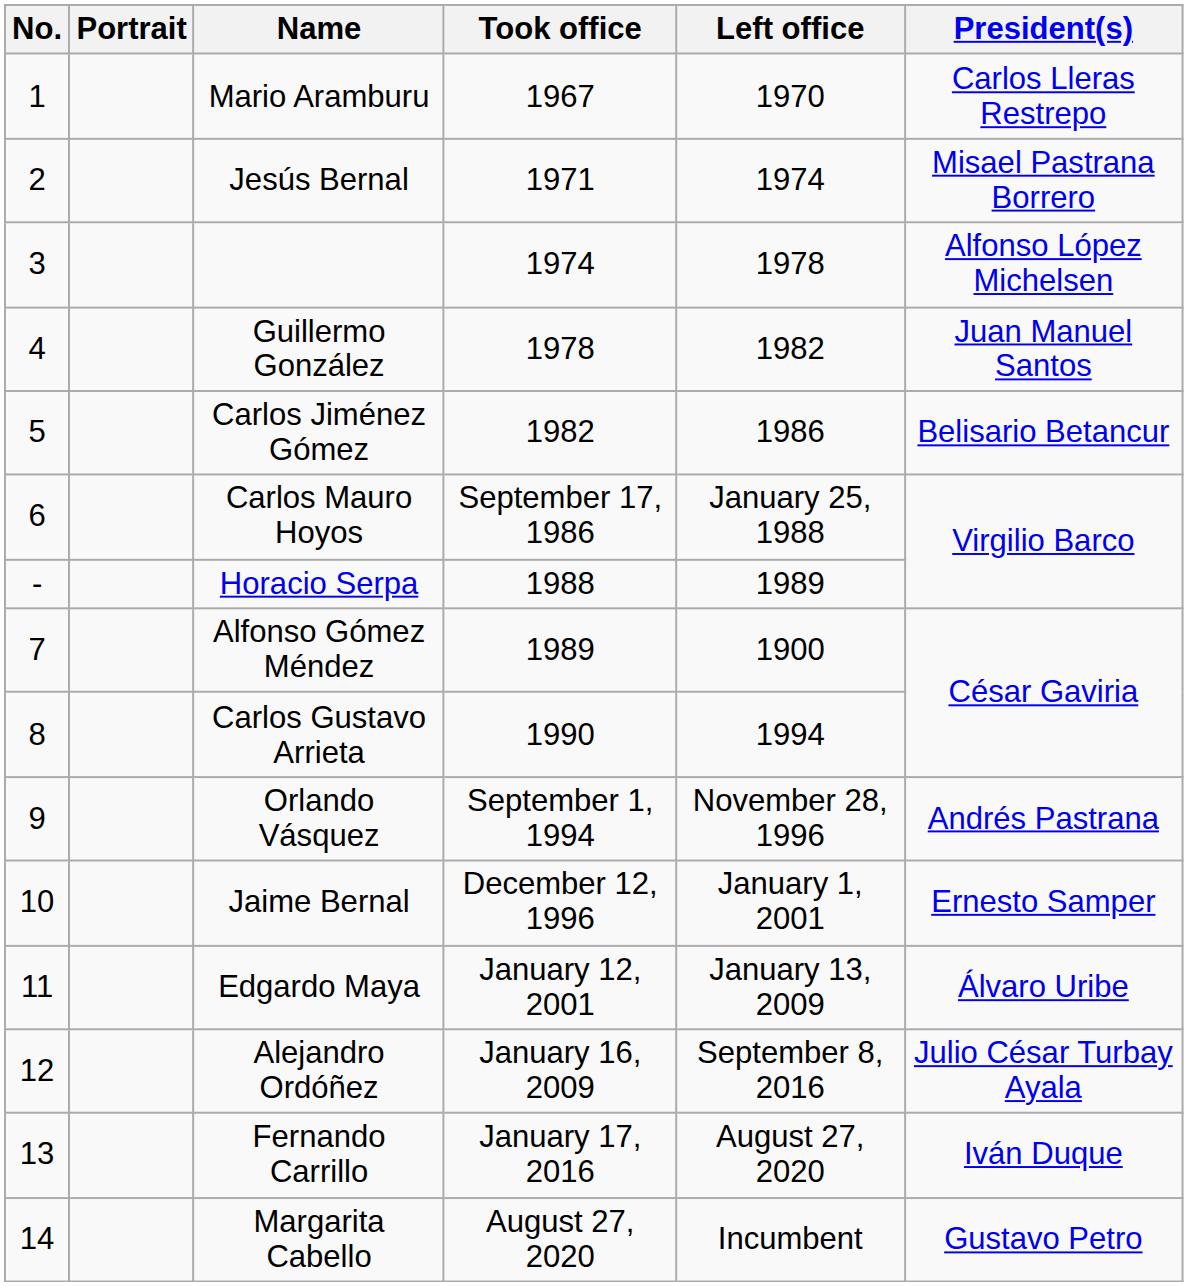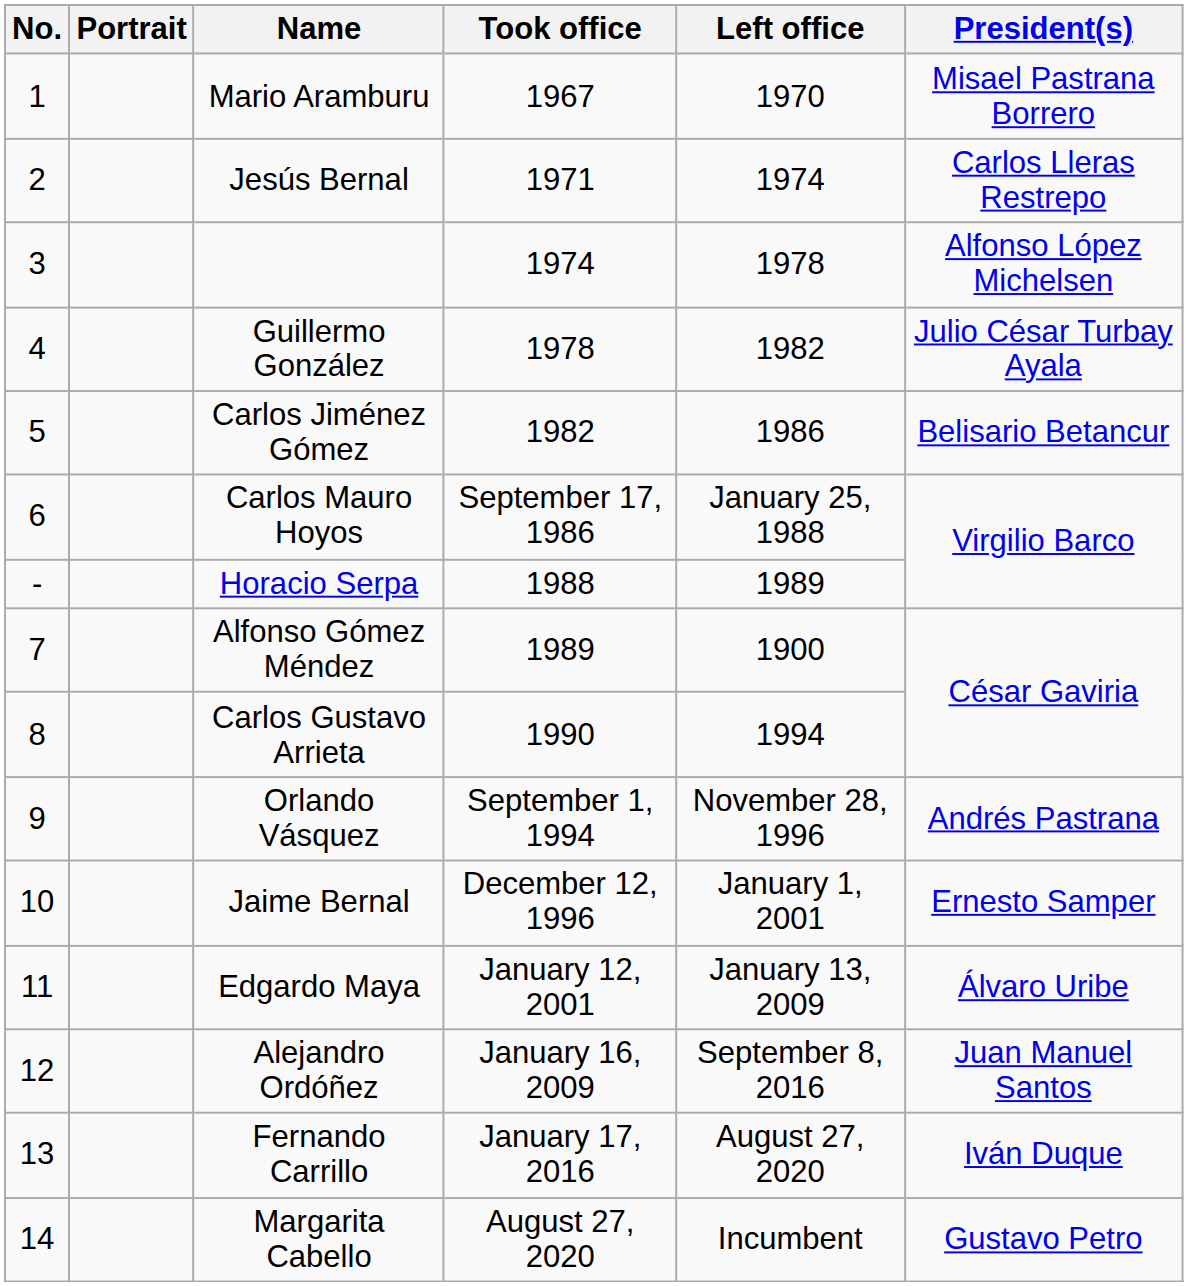(1043, 95) Carlos Lleras Restrepo -> (1043, 95) Misael Pastrana Borrero
(1043, 179) Misael Pastrana Borrero -> (1043, 179) Carlos Lleras Restrepo
(1043, 348) Juan Manuel Santos -> (1043, 348) Julio César Turbay Ayala
(1043, 1070) Julio César Turbay Ayala -> (1043, 1070) Juan Manuel Santos
